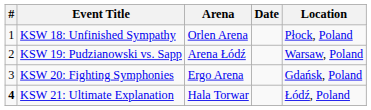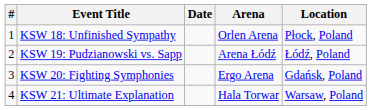columns swapped: (267, 14) <-> (218, 14)
(324, 55) Warsaw, Poland -> (317, 55) Łódź, Poland
(11, 95) bold -> (11, 95) normal
(317, 95) Łódź, Poland -> (324, 95) Warsaw, Poland
